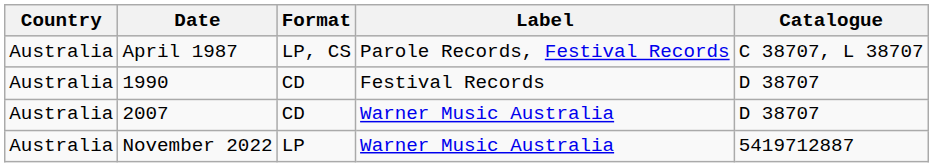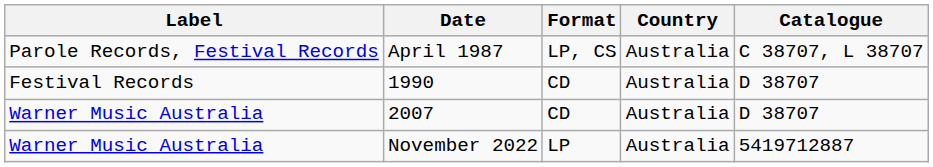columns swapped: (61, 20) <-> (545, 20)
